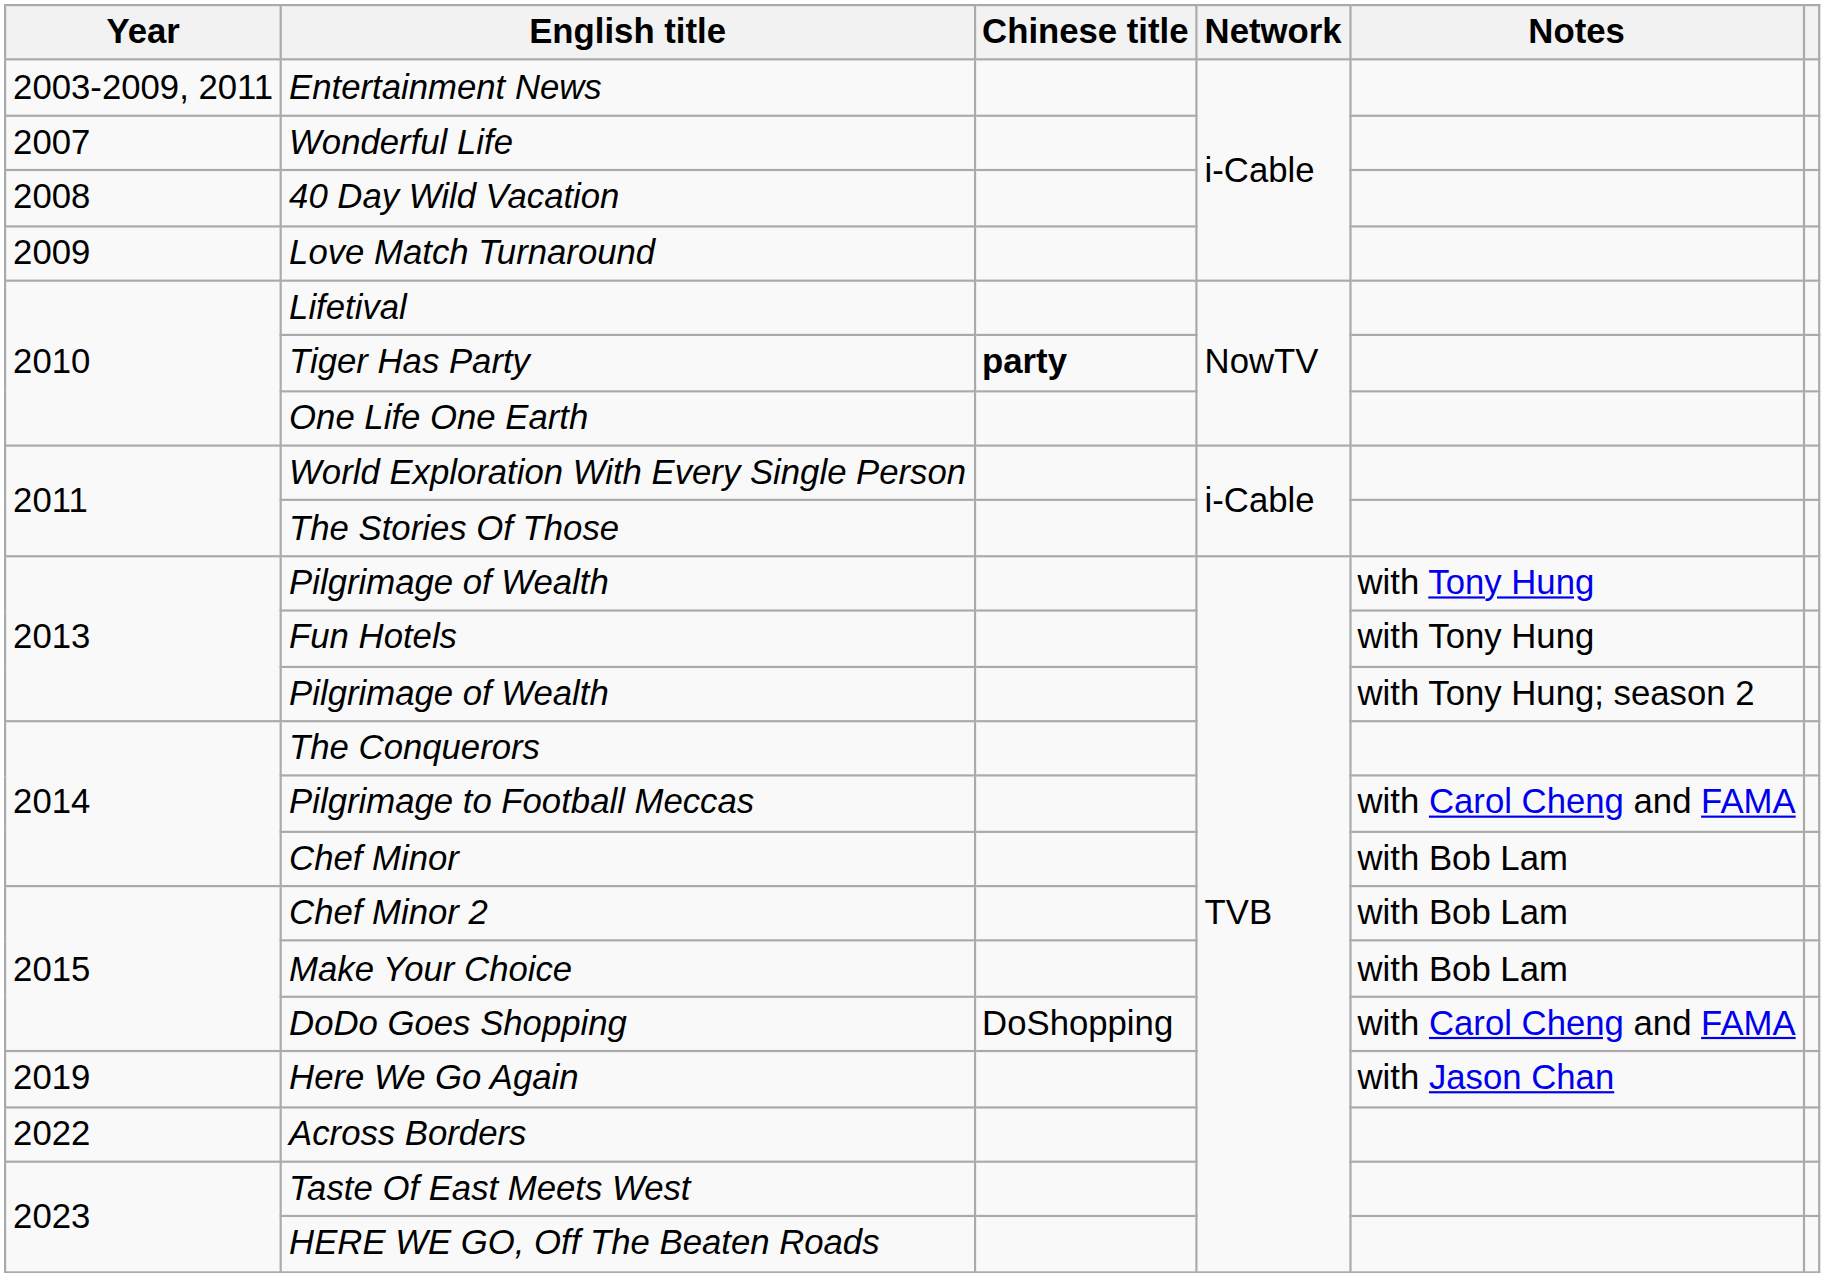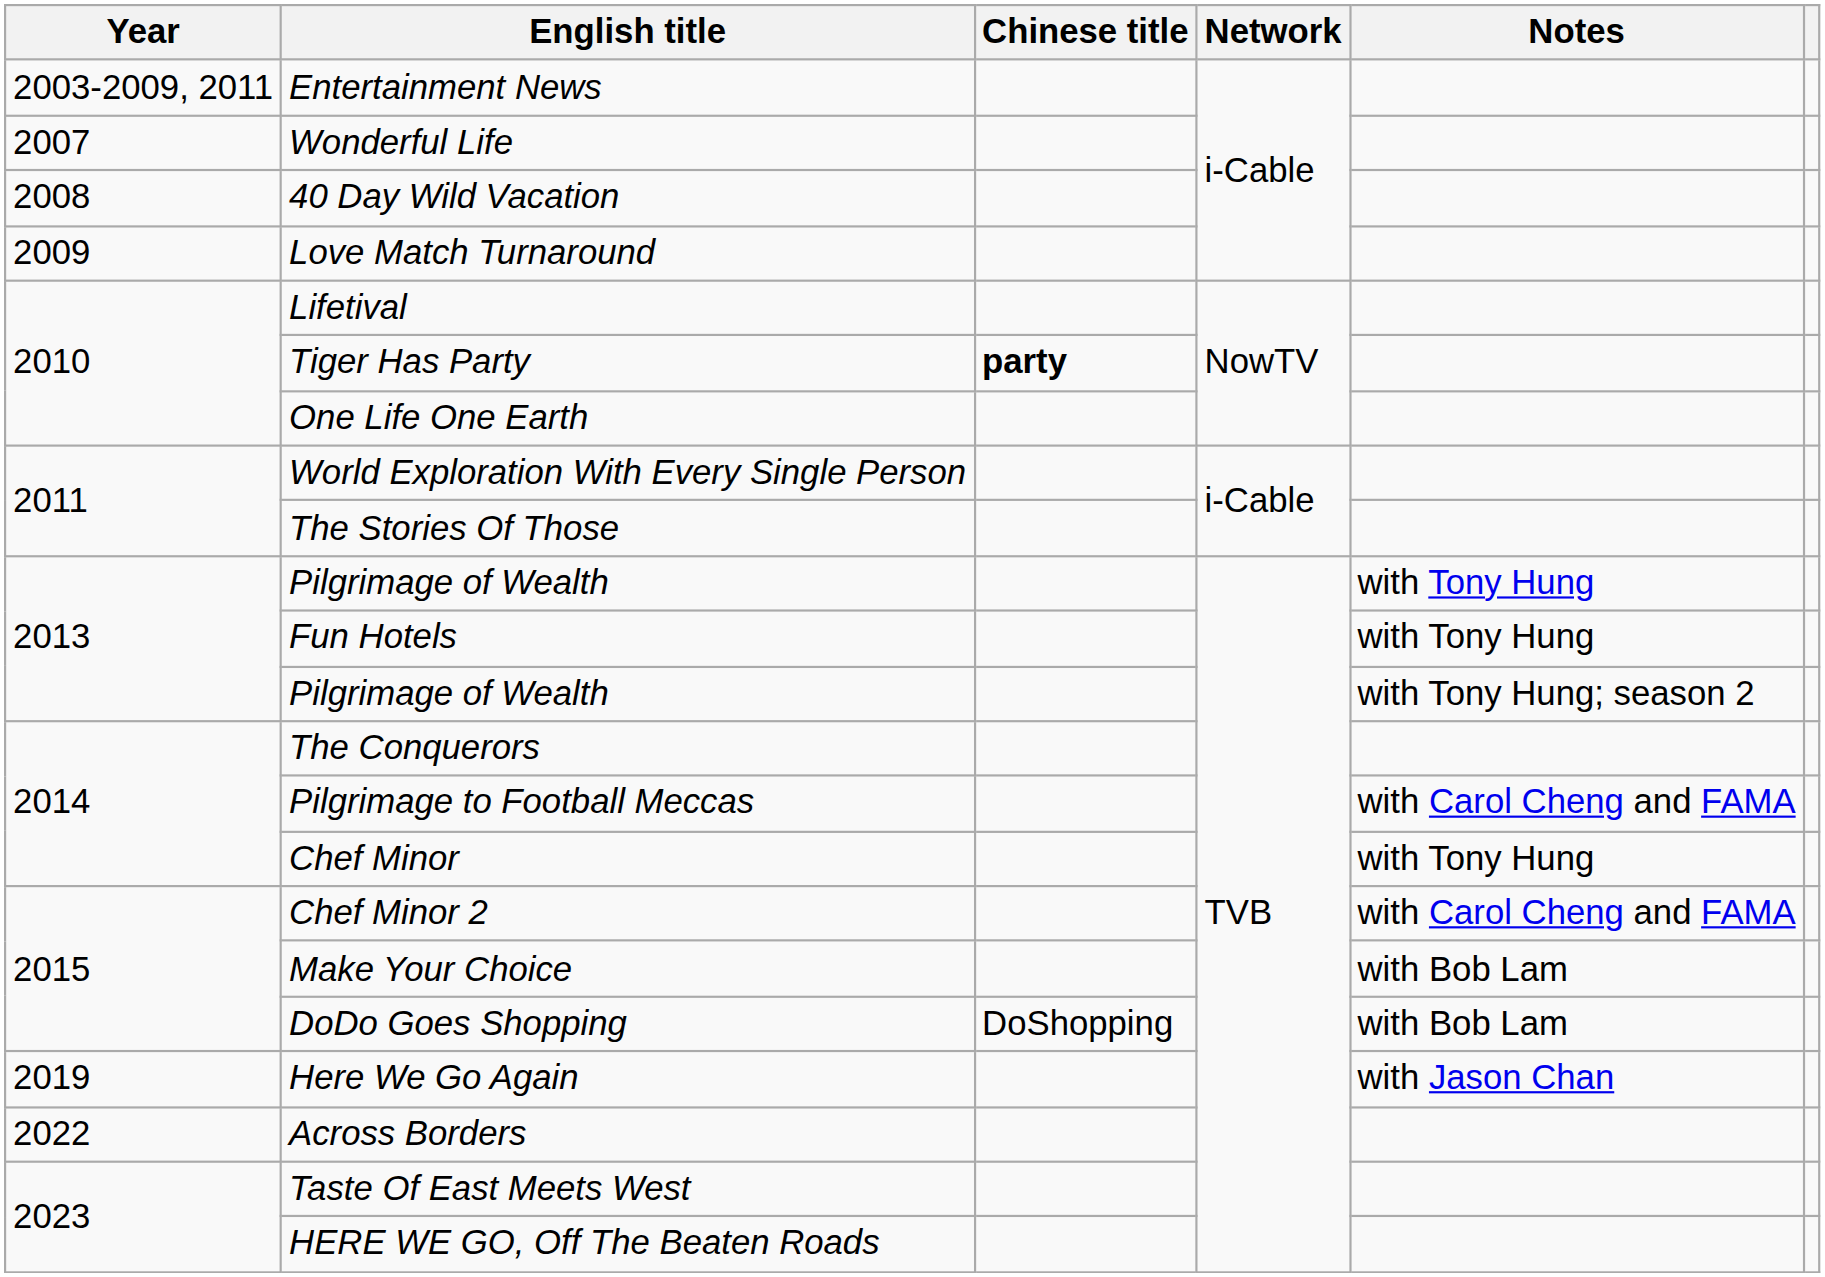(1463, 857) with Bob Lam -> (1476, 857) with Tony Hung
(1463, 913) with Bob Lam -> (1577, 913) with Carol Cheng and FAMA
(1577, 1023) with Carol Cheng and FAMA -> (1463, 1023) with Bob Lam
